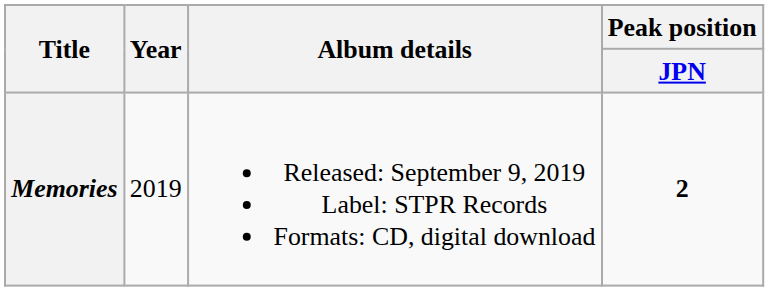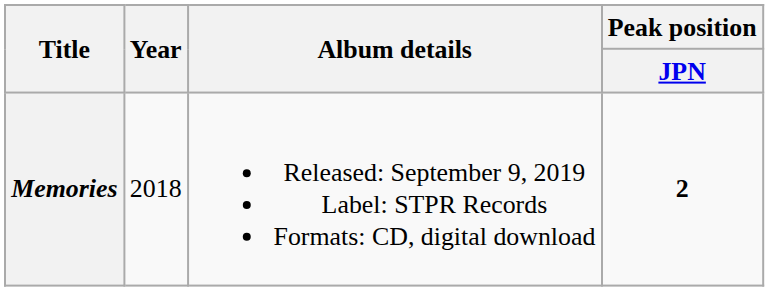(156, 188) 2019 -> (156, 188) 2018
